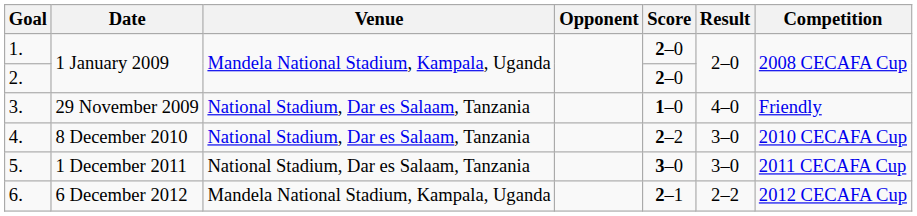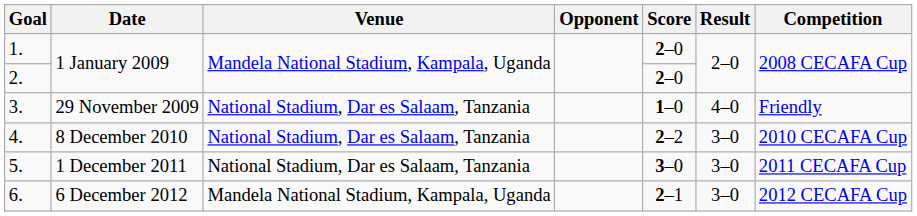(725, 195) 2–2 -> (725, 195) 3–0
